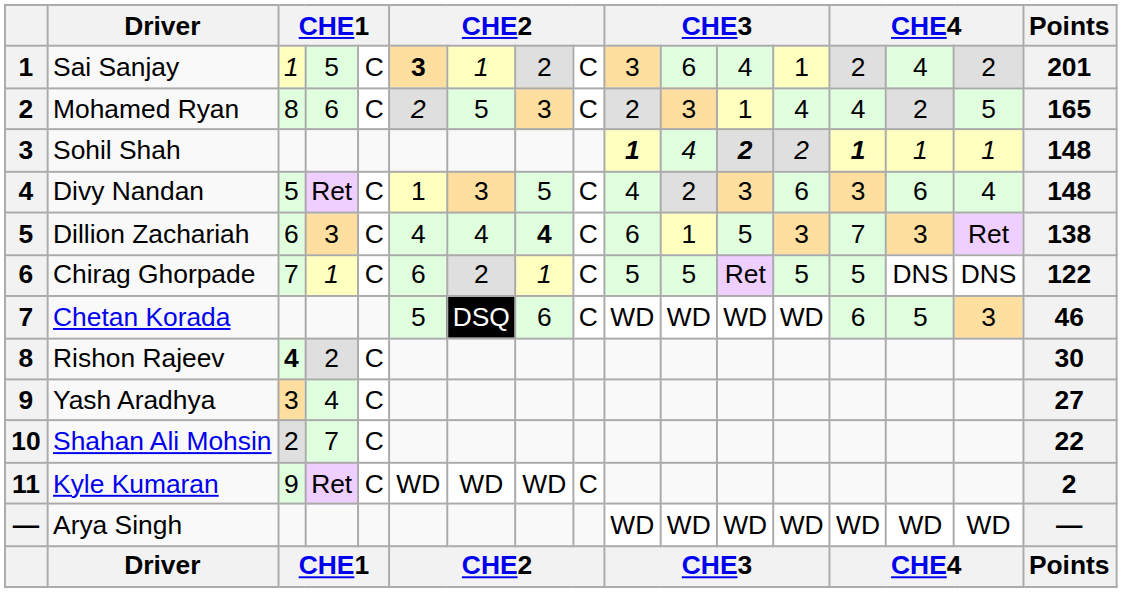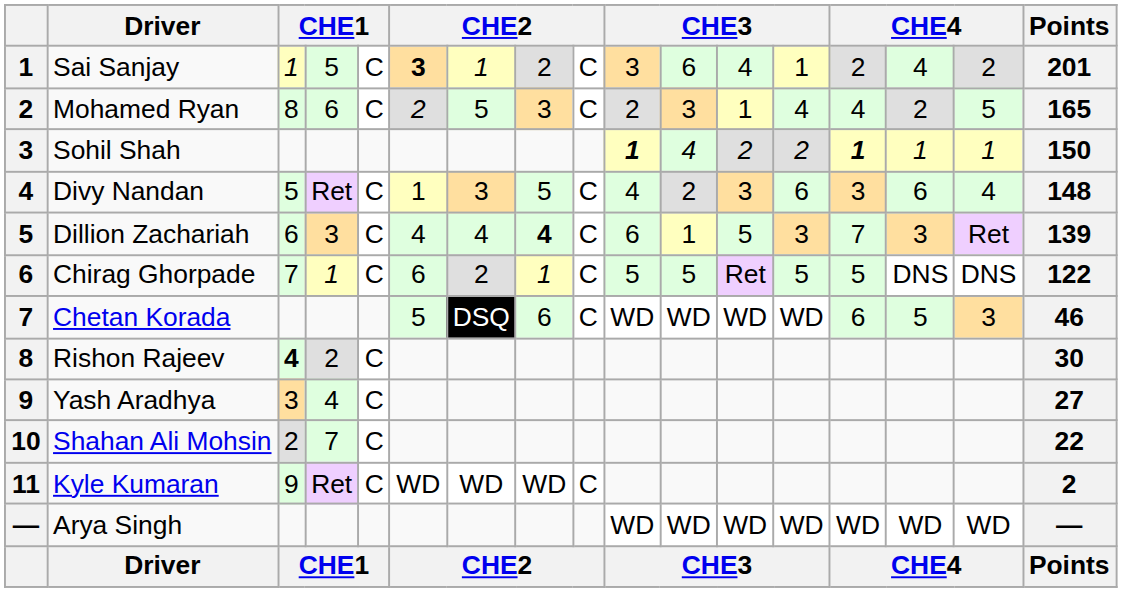(745, 150) bold -> (745, 150) normal
(1069, 150) 148 -> (1069, 150) 150
(1069, 233) 138 -> (1069, 233) 139
